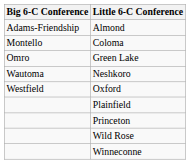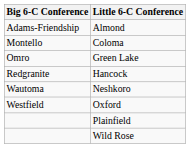+ row: (110, 74)
- row: (111, 120)
- row: (117, 151)
